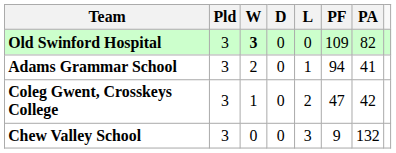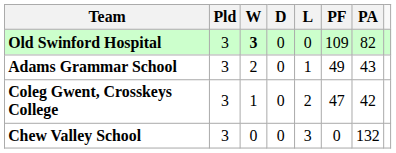(337, 67) 94 -> (337, 67) 49
(368, 67) 41 -> (368, 67) 43
(337, 135) 9 -> (337, 135) 0
